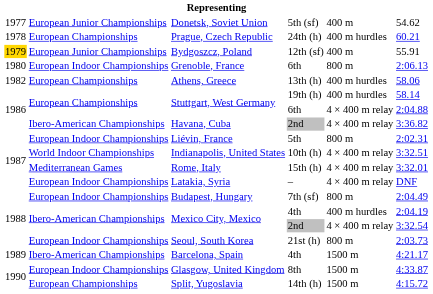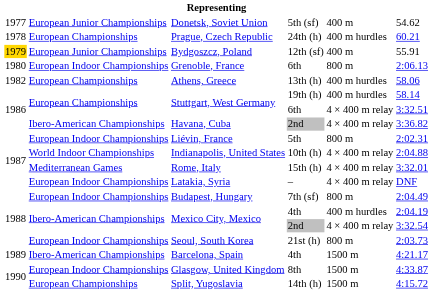(412, 109) 2:04.88 -> (412, 109) 3:32.51
(412, 153) 3:32.51 -> (412, 153) 2:04.88
